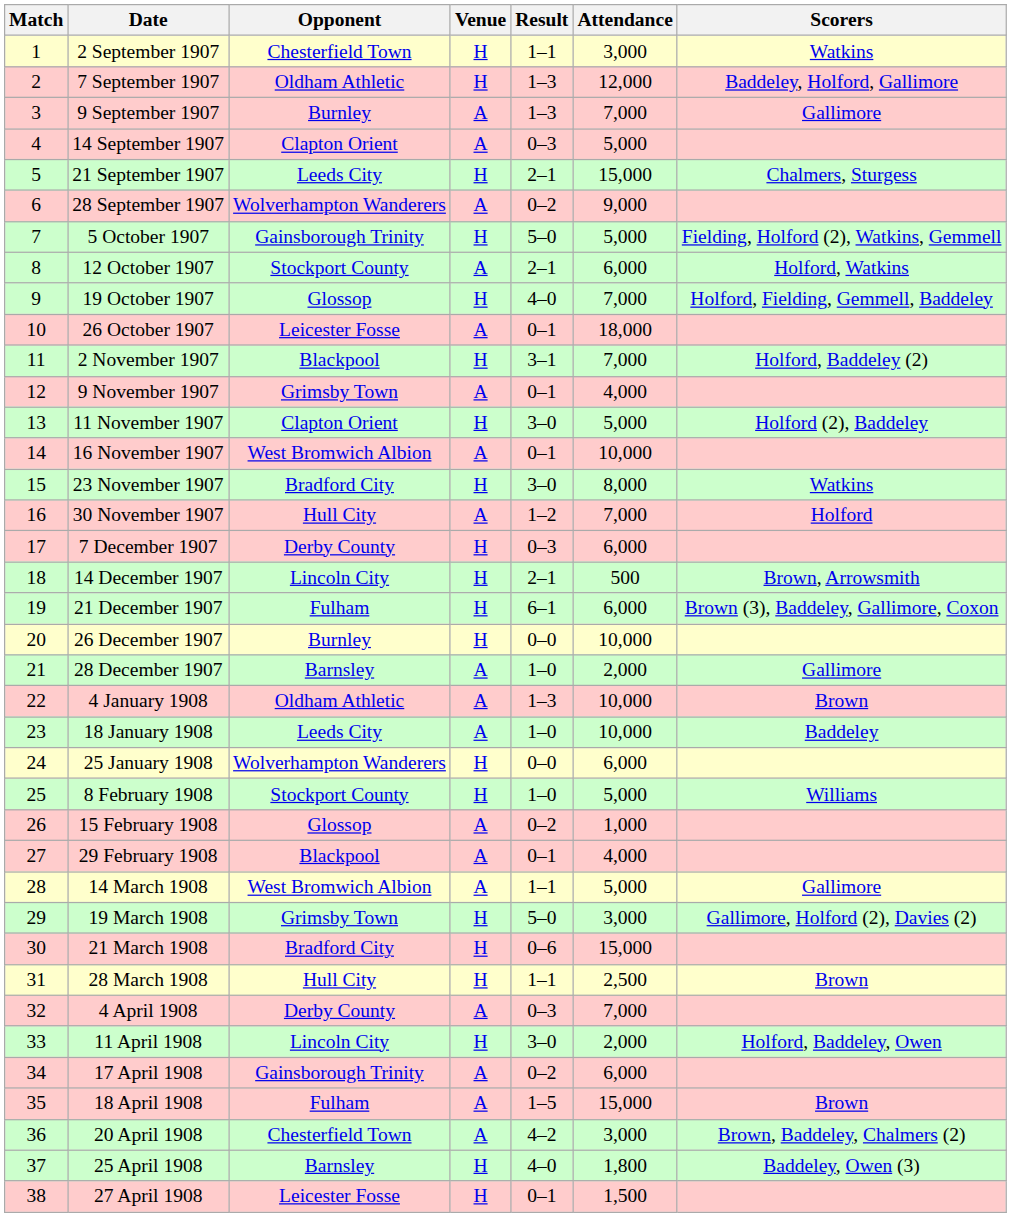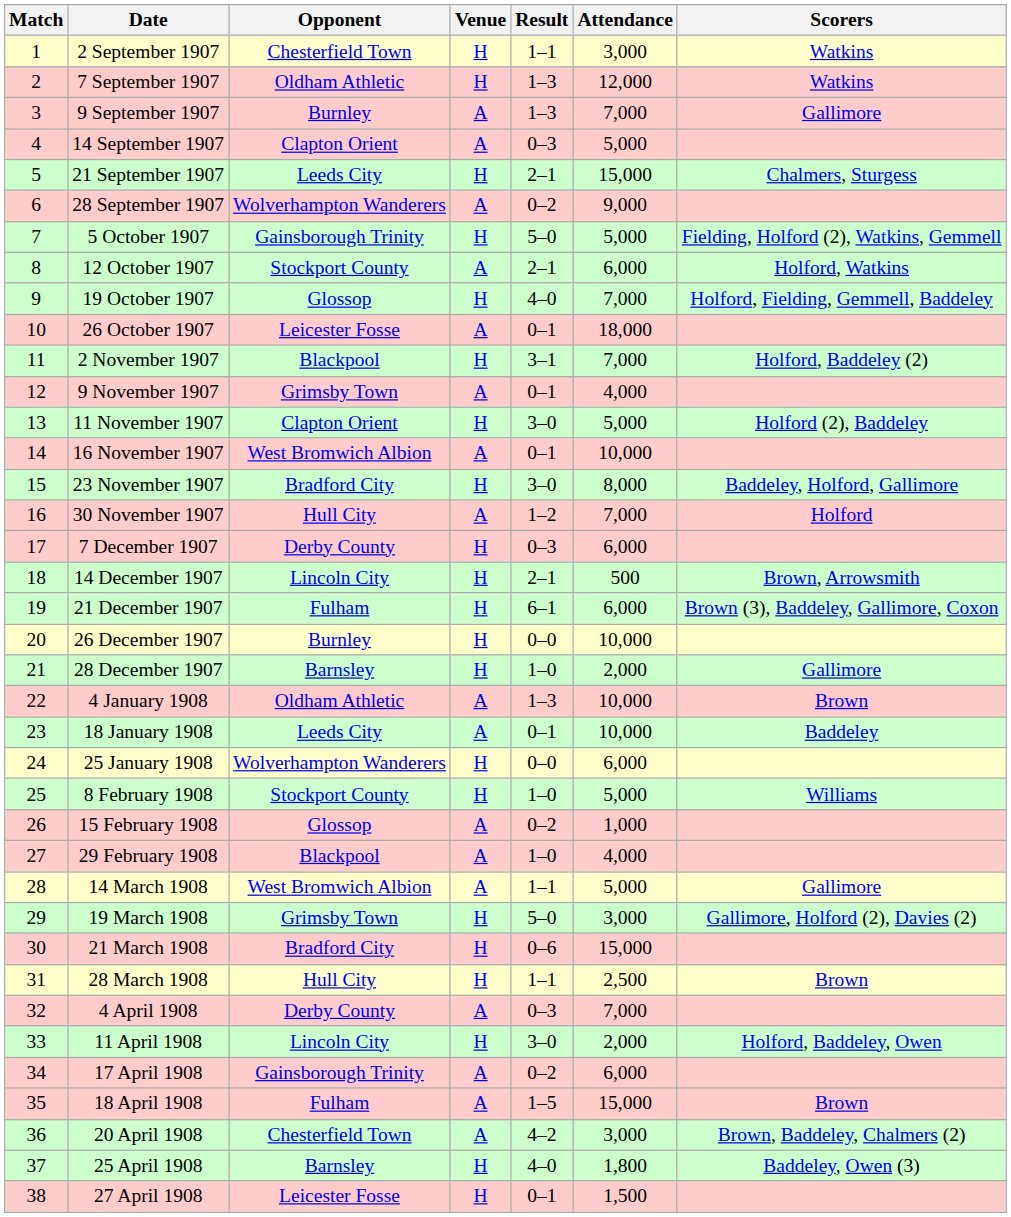(842, 81) Baddeley, Holford, Gallimore -> (842, 81) Watkins
(842, 484) Watkins -> (842, 484) Baddeley, Holford, Gallimore
(481, 670) A -> (481, 670) H
(542, 732) 1–0 -> (542, 732) 0–1
(542, 855) 0–1 -> (542, 855) 1–0
